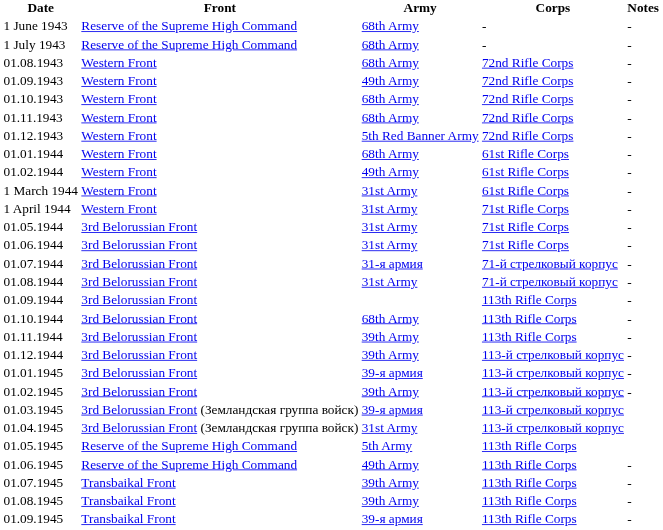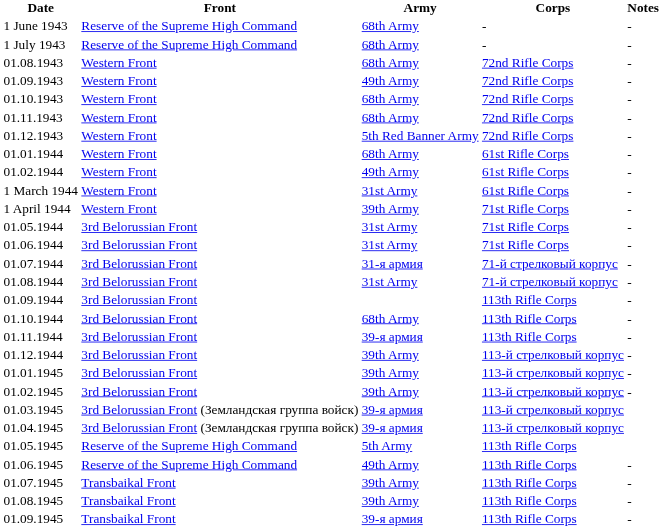(390, 208) 31st Army -> (390, 208) 39th Army
(390, 336) 39th Army -> (392, 336) 39-я армия
(392, 373) 39-я армия -> (390, 373) 39th Army
(390, 428) 31st Army -> (392, 428) 39-я армия
